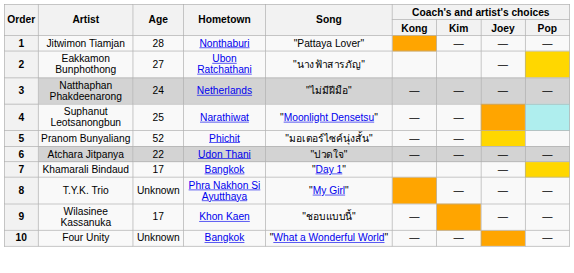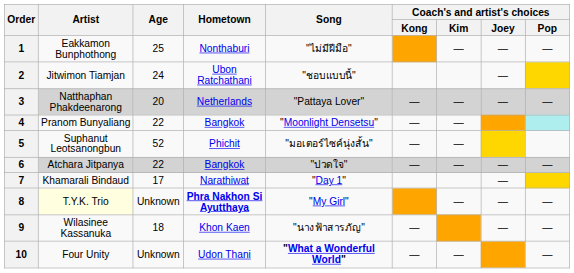(86, 43) Jitwimon Tiamjan -> (86, 49) Eakkamon Bunphothong
(158, 43) 28 -> (158, 49) 25
(329, 43) "Pattaya Lover" -> (329, 49) "ไม่มีฝีมือ"
(86, 64) Eakkamon Bunphothong -> (86, 75) Jitwimon Tiamjan
(158, 64) 27 -> (158, 75) 24
(329, 64) "นางฟ้าสารภัญ" -> (329, 75) "ชอบแบบนี้"
(158, 91) 24 -> (158, 102) 20
(329, 91) "ไม่มีฝีมือ" -> (329, 102) "Pattaya Lover"
(86, 117) Suphanut Leotsanongbun -> (86, 123) Pranom Bunyaliang
(158, 117) 25 -> (158, 123) 22
(224, 117) Narathiwat -> (224, 123) Bangkok
(86, 138) Pranom Bunyaliang -> (86, 144) Suphanut Leotsanongbun
(224, 154) Udon Thani -> (224, 165) Bangkok
(224, 170) Bangkok -> (224, 180) Narathiwat
(86, 191) no background -> (86, 201) lightyellow background
(224, 191) normal -> (224, 201) bold
(158, 217) 17 -> (158, 228) 18
(329, 217) "ชอบแบบนี้" -> (329, 228) "นางฟ้าสารภัญ"
(224, 238) Bangkok -> (224, 254) Udon Thani
(329, 238) normal -> (329, 254) bold
